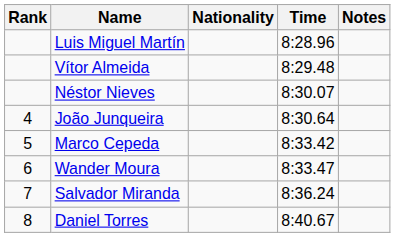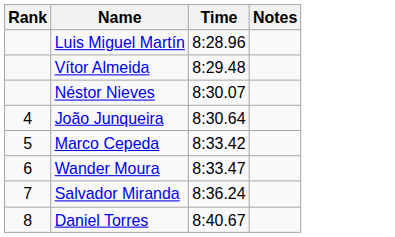- column: (233, 17)
